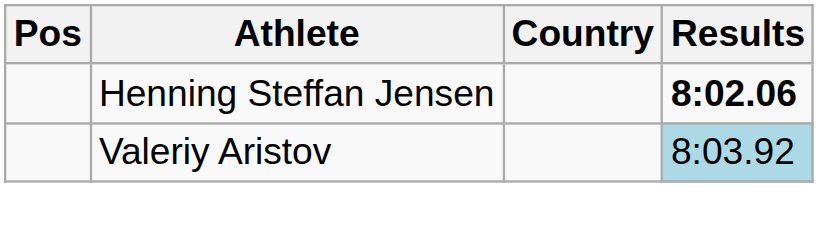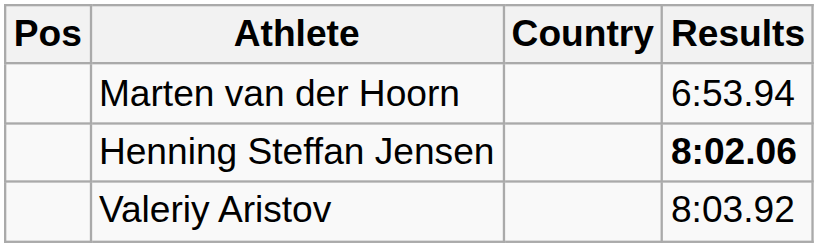+ row: (279, 92)
(733, 151) lightblue background -> (733, 210) no background
